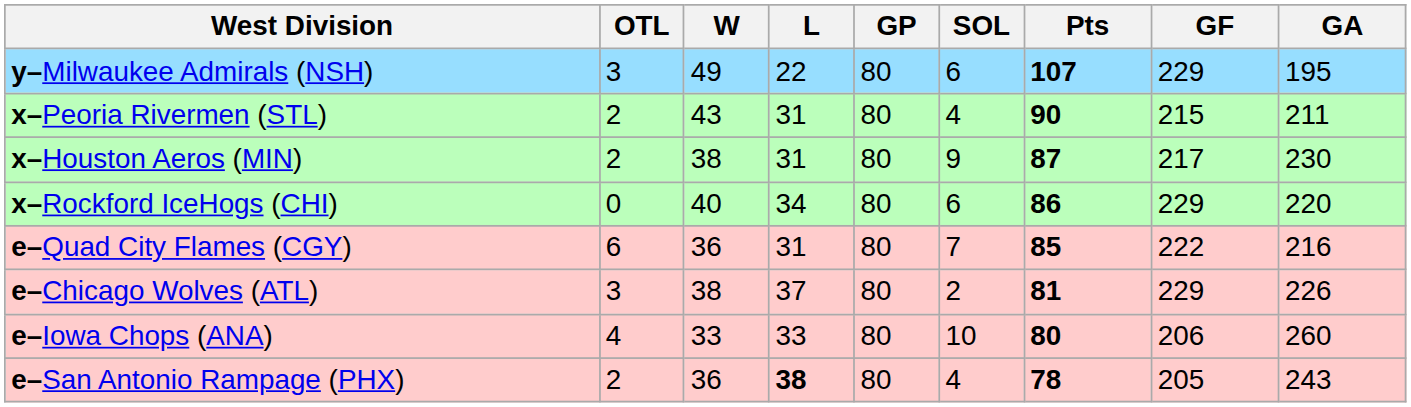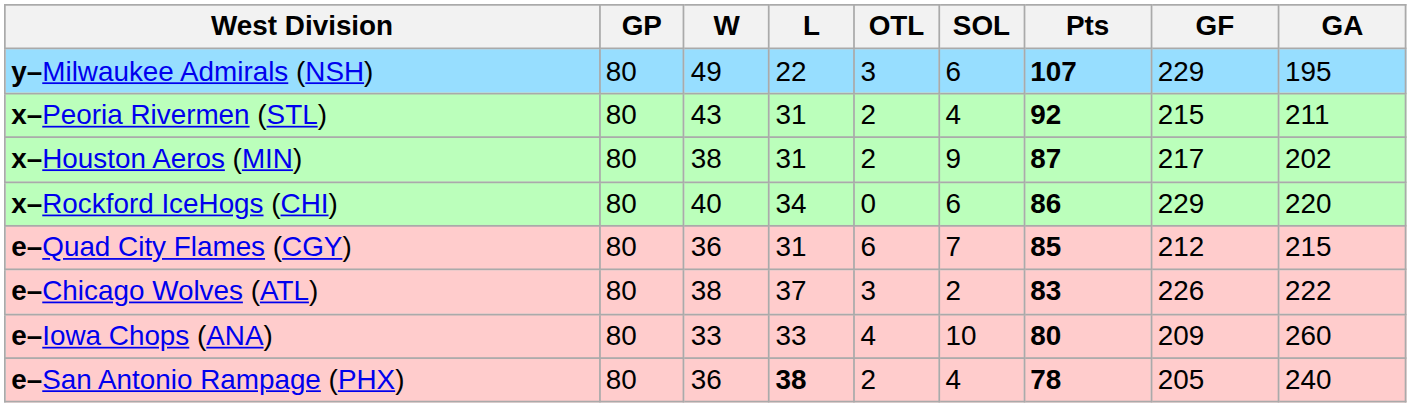columns swapped: (897, 26) <-> (642, 26)
(1046, 114) 90 -> (1046, 114) 92
(1308, 159) 230 -> (1308, 159) 202
(1181, 247) 222 -> (1181, 247) 212
(1308, 247) 216 -> (1308, 247) 215
(1046, 291) 81 -> (1046, 291) 83
(1181, 291) 229 -> (1181, 291) 226
(1308, 291) 226 -> (1308, 291) 222
(1181, 335) 206 -> (1181, 335) 209
(1308, 379) 243 -> (1308, 379) 240
